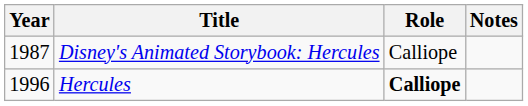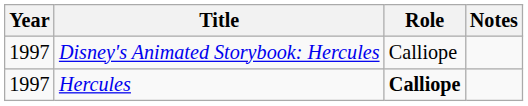(29, 52) 1987 -> (29, 52) 1997
(29, 84) 1996 -> (29, 84) 1997
